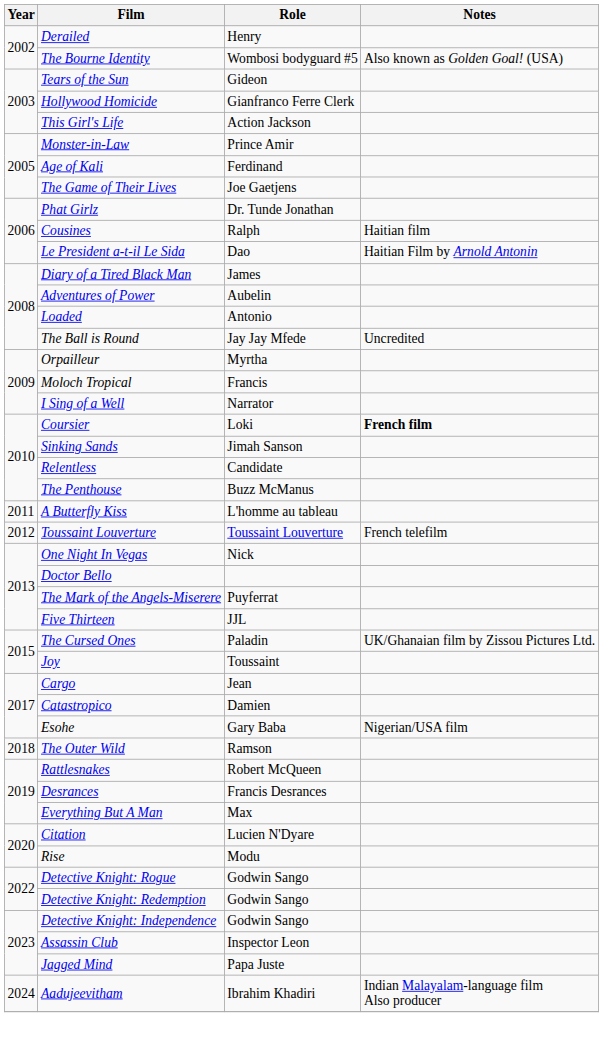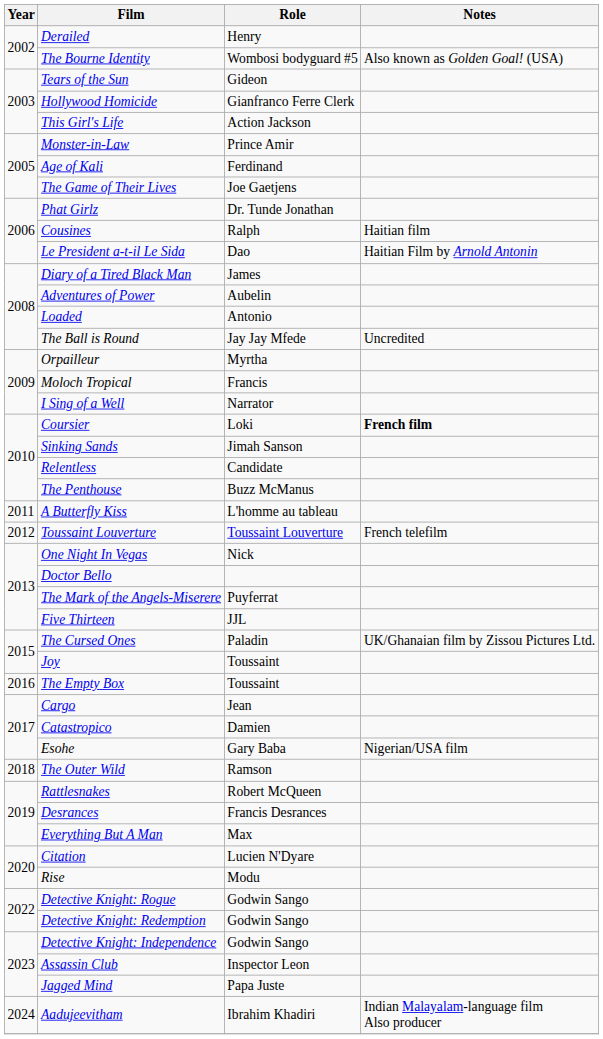+ row: (83, 683)
